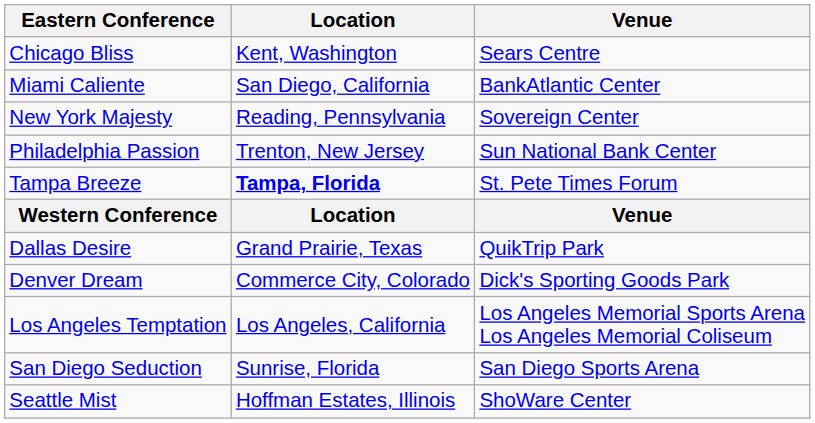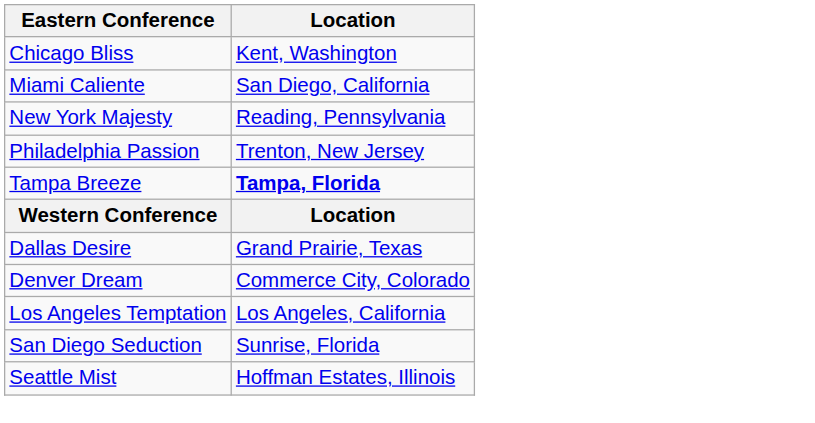- column: (642, 20)
